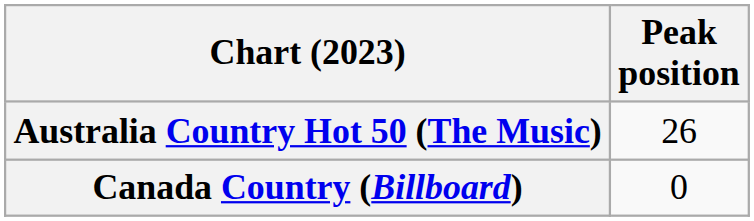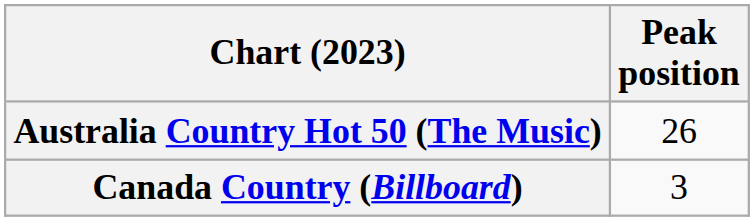(679, 186) 0 -> (679, 186) 3
